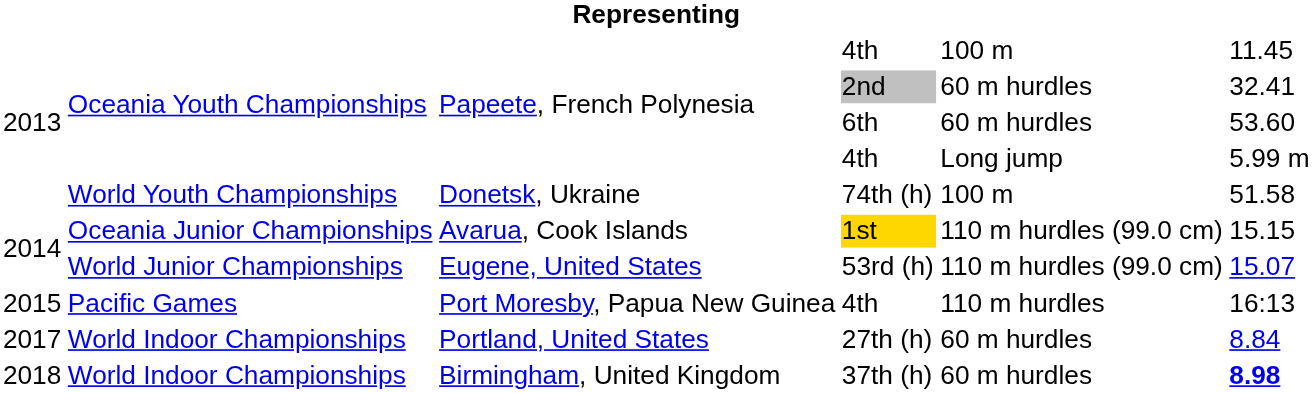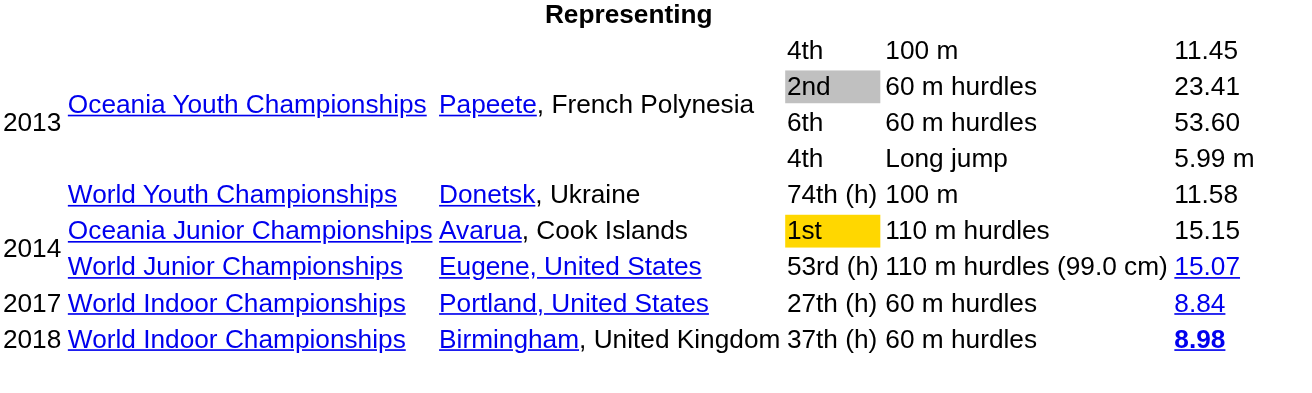(1262, 86) 32.41 -> (1207, 86) 23.41
(1262, 194) 51.58 -> (1206, 194) 11.58
(1082, 230) 110 m hurdles (99.0 cm) -> (968, 230) 110 m hurdles
- row: (637, 302)
